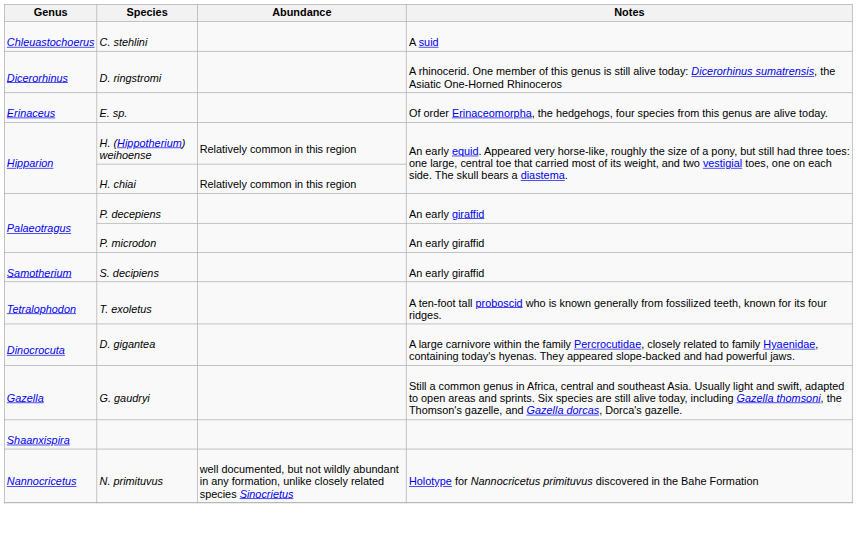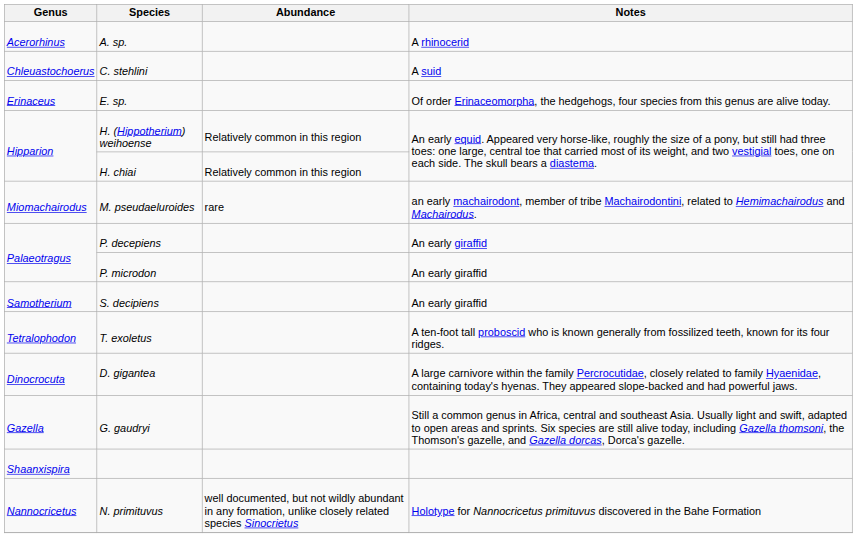+ row: (36, 42)
- row: (37, 78)
+ row: (47, 208)
